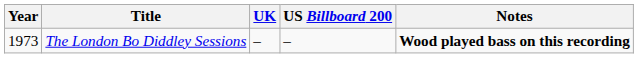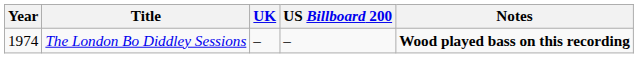(23, 40) 1973 -> (23, 40) 1974
